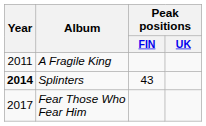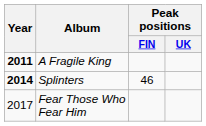(20, 62) normal -> (20, 62) bold
(147, 80) 43 -> (147, 80) 46
